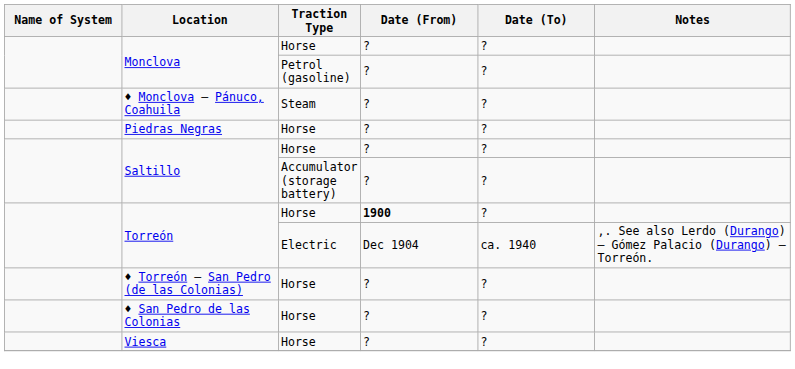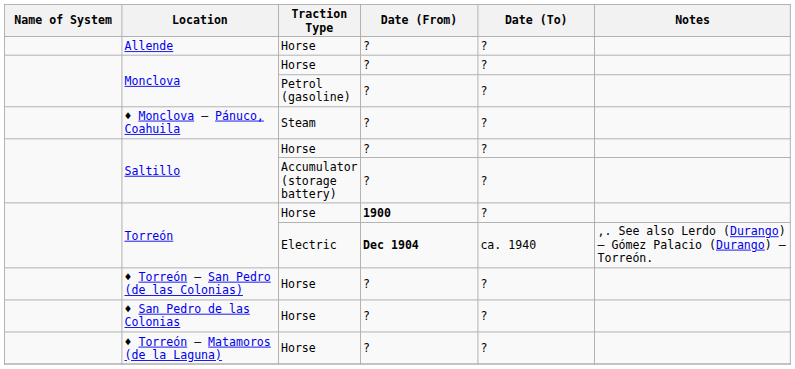+ row: (149, 46)
- row: (173, 129)
(391, 245) normal -> (391, 245) bold
+ row: (198, 348)
- row: (145, 341)
